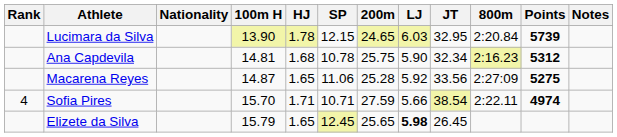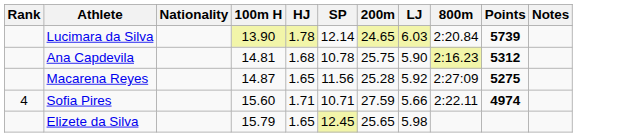- column: (450, 15)
(338, 36) 12.15 -> (338, 36) 12.14
(338, 79) 11.06 -> (338, 79) 11.56
(258, 100) 15.70 -> (258, 100) 15.60
(414, 121) bold -> (414, 121) normal
